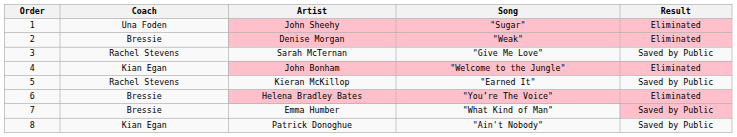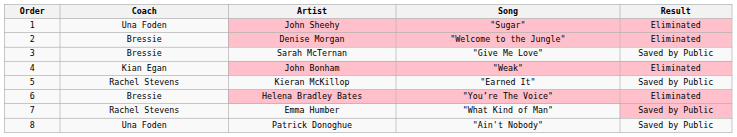(508, 39) "Weak" -> (508, 39) "Welcome to the Jungle"
(144, 54) Rachel Stevens -> (144, 54) Bressie
(508, 68) "Welcome to the Jungle" -> (508, 68) "Weak"
(144, 110) Bressie -> (144, 110) Rachel Stevens
(144, 125) Kian Egan -> (144, 125) Una Foden
